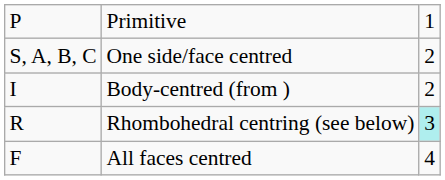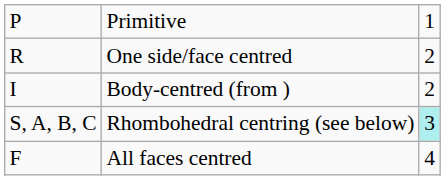(53, 55) S, A, B, C -> (17, 55) R
(17, 123) R -> (53, 123) S, A, B, C
